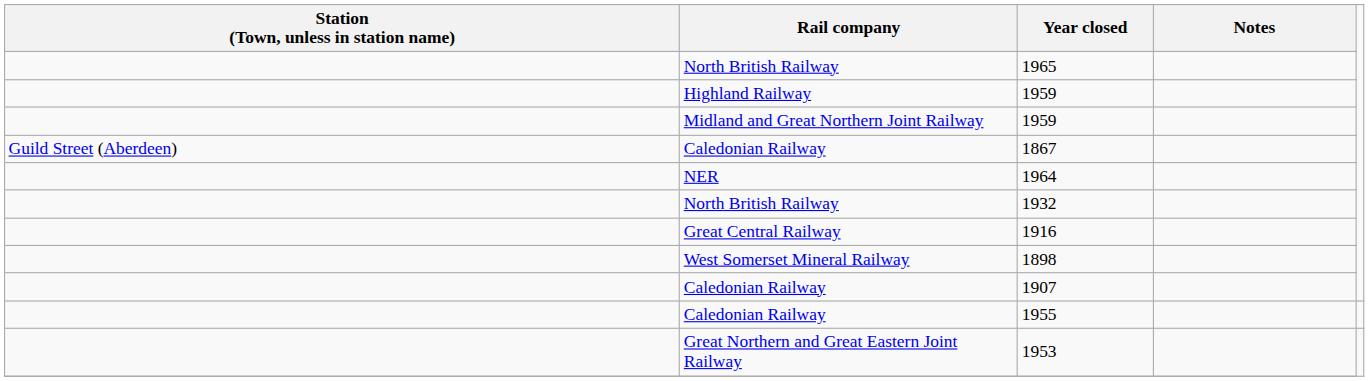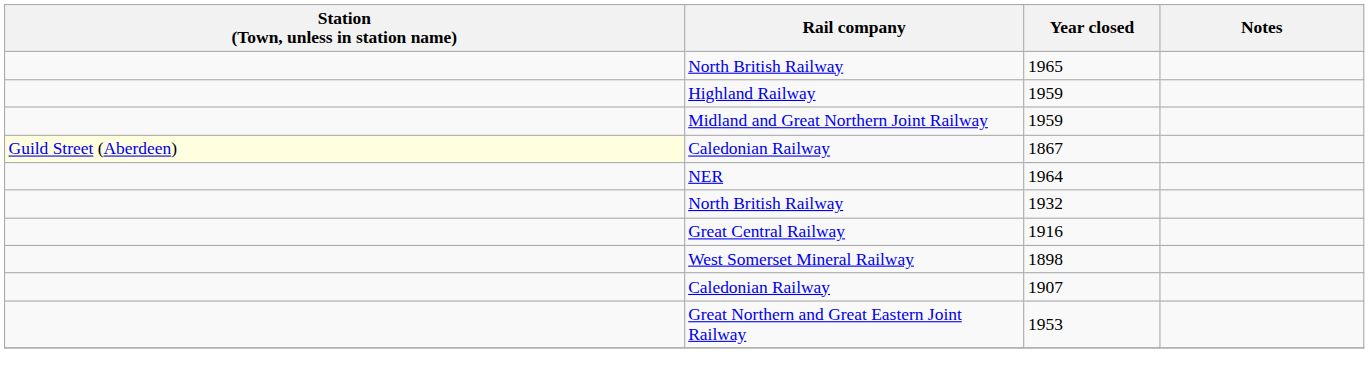(93, 148) no background -> (93, 148) lightyellow background
- row: (755, 314)
